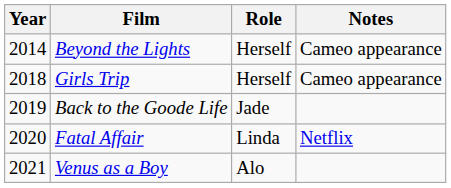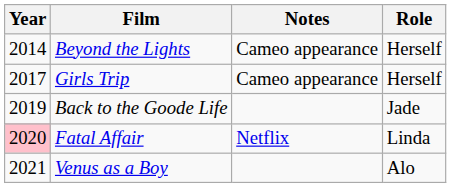columns swapped: (264, 19) <-> (371, 19)
(28, 78) 2018 -> (28, 78) 2017
(28, 138) no background -> (28, 138) pink background
